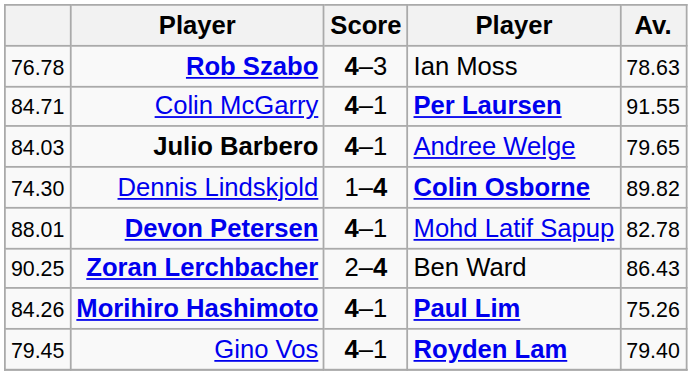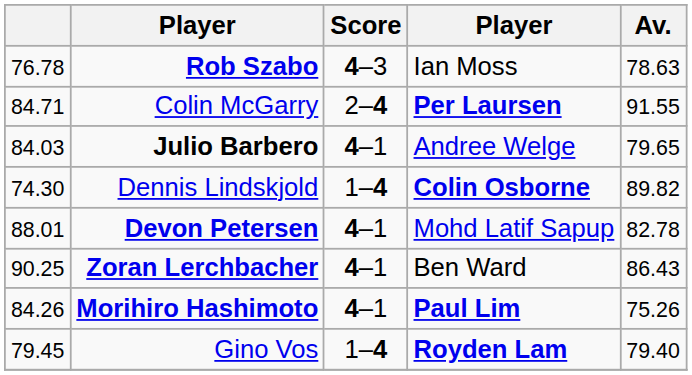(366, 107) 4–1 -> (366, 107) 2–4
(366, 268) 2–4 -> (366, 268) 4–1
(366, 349) 4–1 -> (366, 349) 1–4
